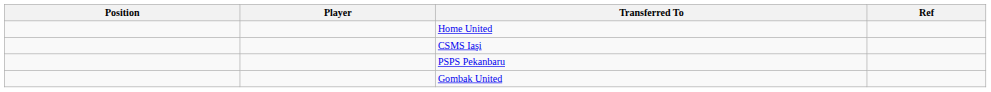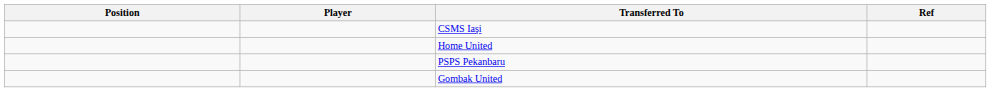rows swapped: (465, 29) <-> (460, 46)
